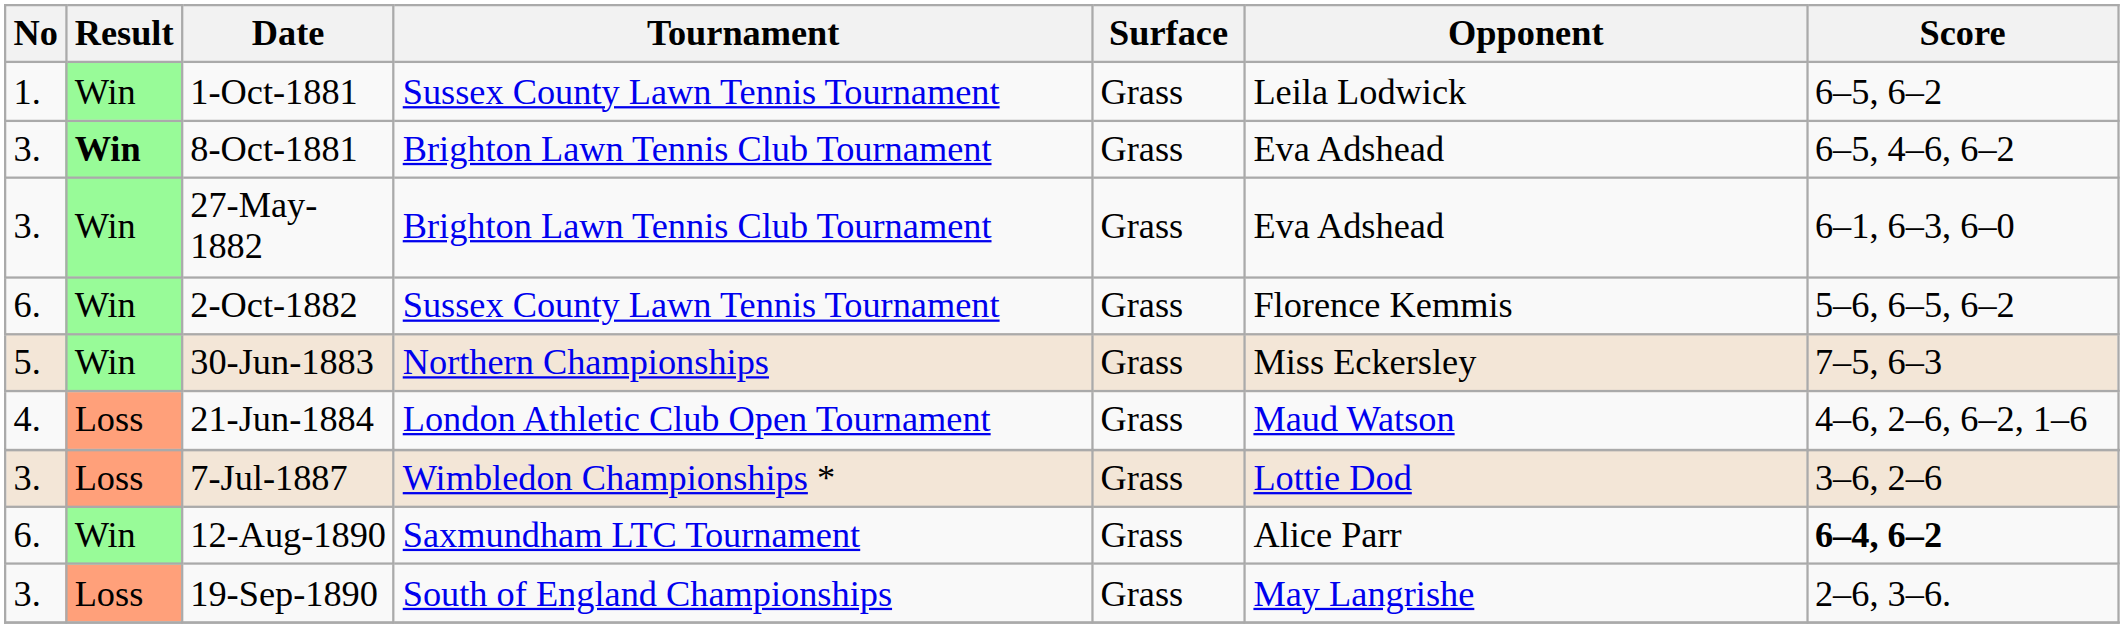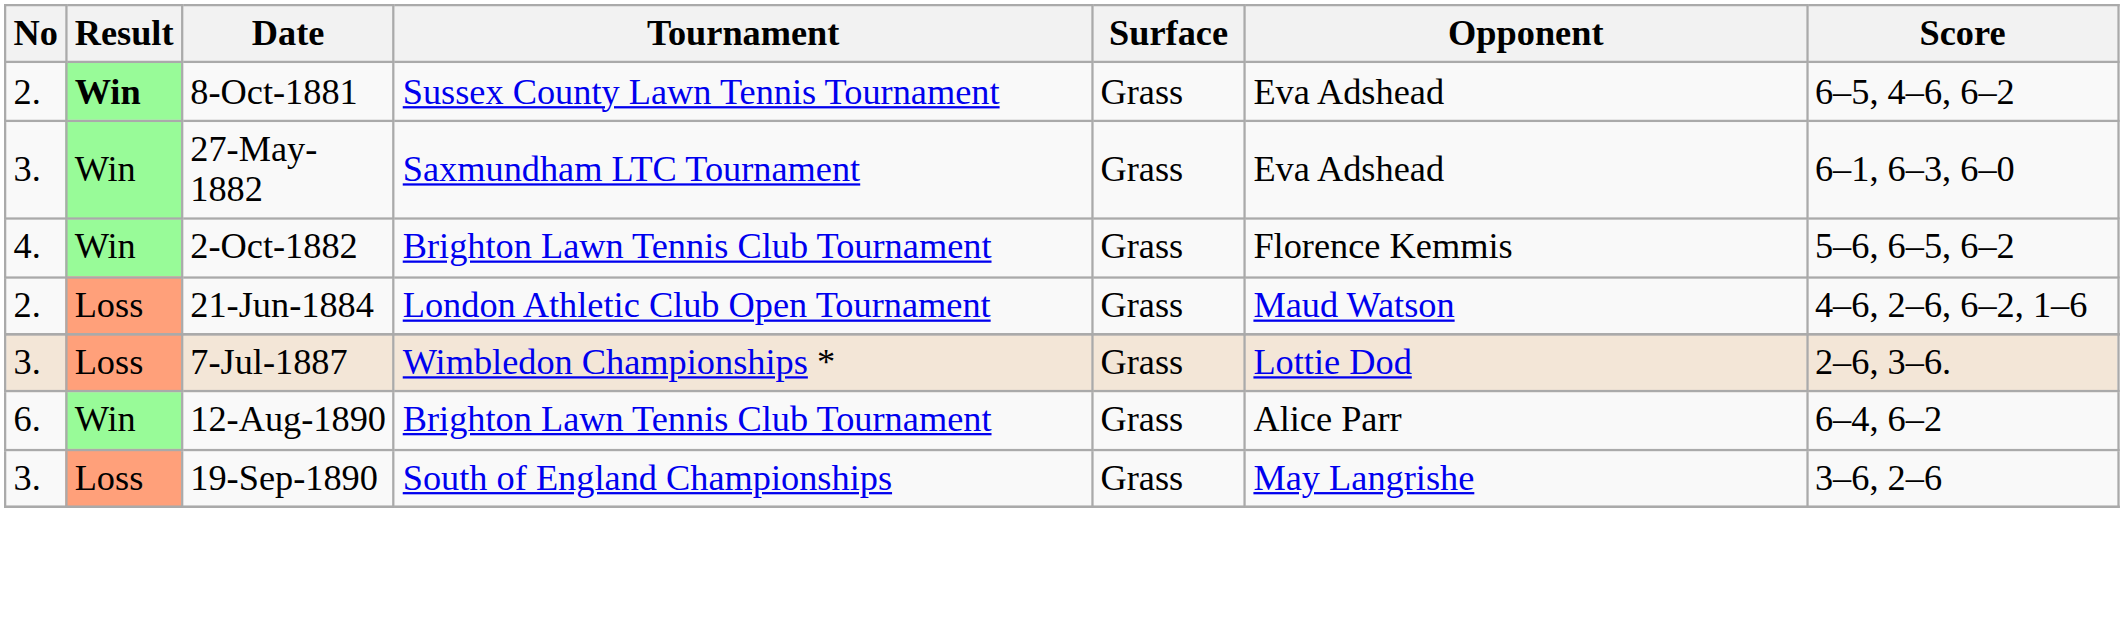- row: (274, 90)
(27, 148) 3. -> (27, 90) 2.
(697, 148) Brighton Lawn Tennis Club Tournament -> (701, 90) Sussex County Lawn Tennis Tournament
(697, 226) Brighton Lawn Tennis Club Tournament -> (631, 168) Saxmundham LTC Tournament
(27, 304) 6. -> (27, 246) 4.
(701, 304) Sussex County Lawn Tennis Tournament -> (697, 246) Brighton Lawn Tennis Club Tournament
- row: (282, 362)
(27, 419) 4. -> (27, 304) 2.
(1879, 477) 3–6, 2–6 -> (1883, 362) 2–6, 3–6.
(631, 534) Saxmundham LTC Tournament -> (697, 419) Brighton Lawn Tennis Club Tournament
(1879, 534) bold -> (1879, 419) normal
(1883, 592) 2–6, 3–6. -> (1879, 477) 3–6, 2–6
